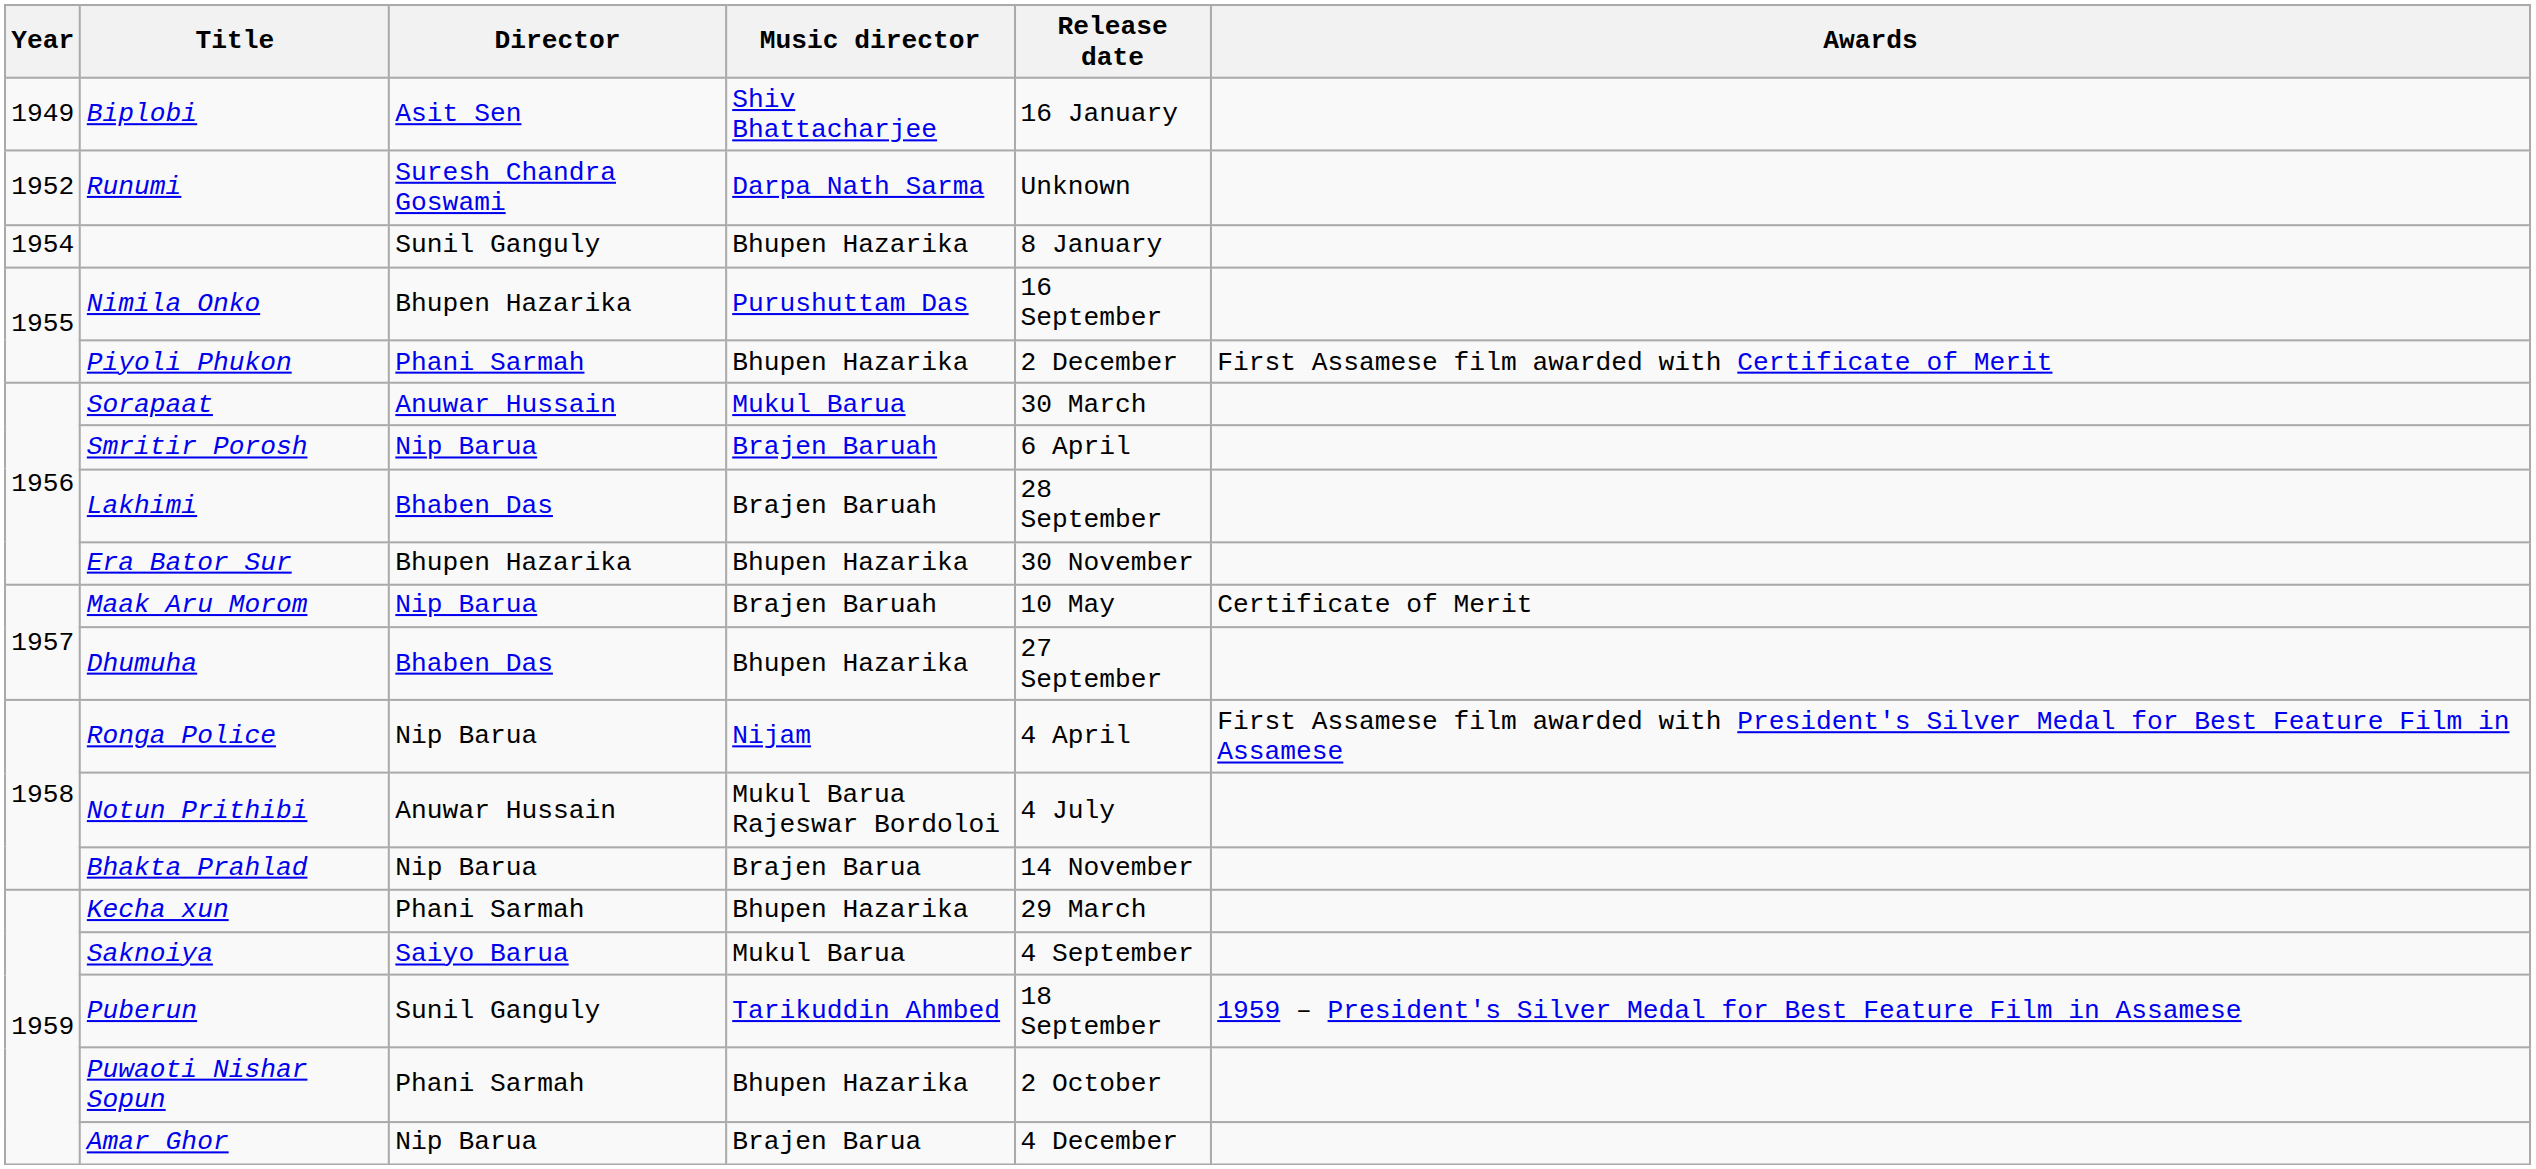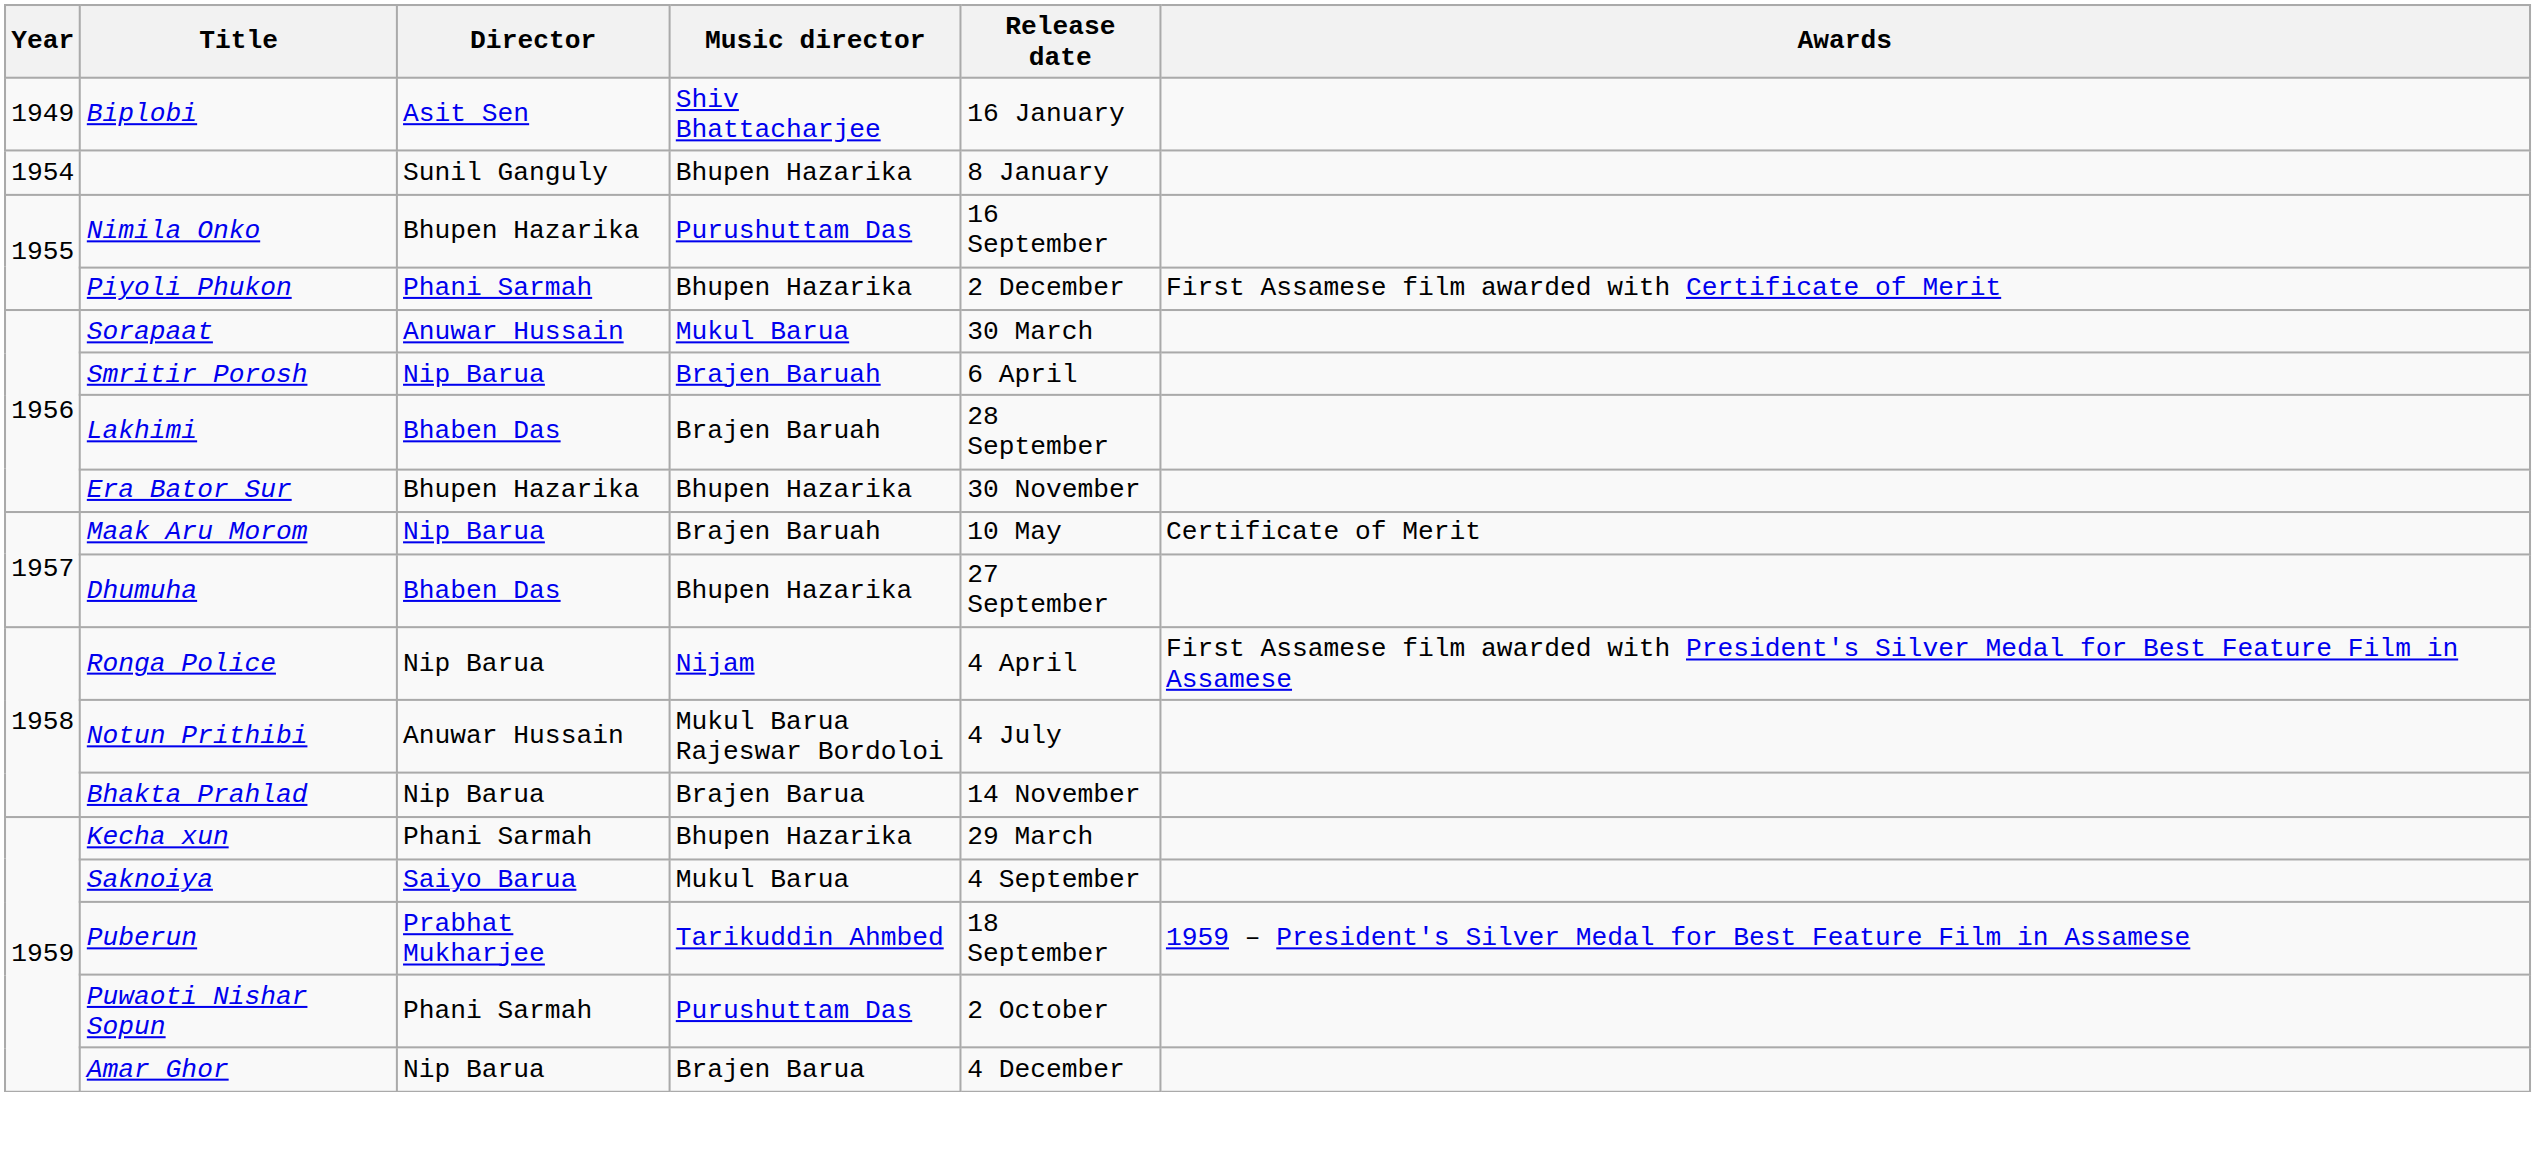- row: (134, 188)
(498, 1012) Sunil Ganguly -> (474, 938) Prabhat Mukharjee
(850, 1085) Bhupen Hazarika -> (794, 1012) Purushuttam Das
